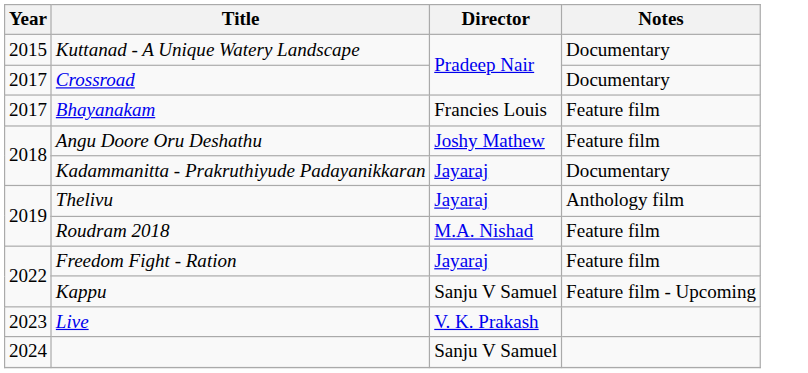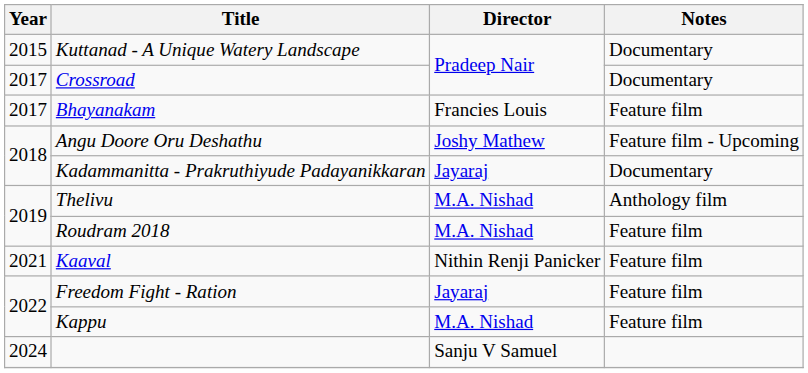(613, 140) Feature film -> (704, 140) Feature film - Upcoming
(461, 200) Jayaraj -> (484, 200) M.A. Nishad
+ row: (28, 261)
(496, 291) Sanju V Samuel -> (484, 321) M.A. Nishad
(661, 291) Feature film - Upcoming -> (656, 321) Feature film
- row: (28, 321)
